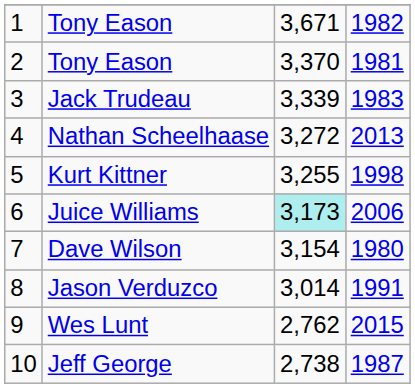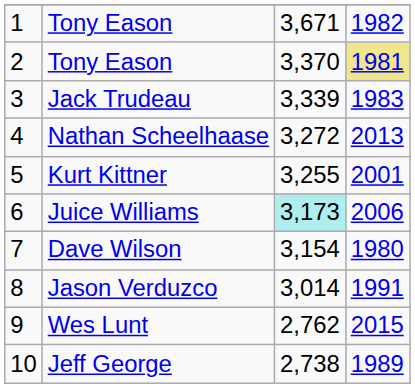(377, 61) no background -> (377, 61) khaki background
(377, 174) 1998 -> (377, 174) 2001
(377, 363) 1987 -> (377, 363) 1989
